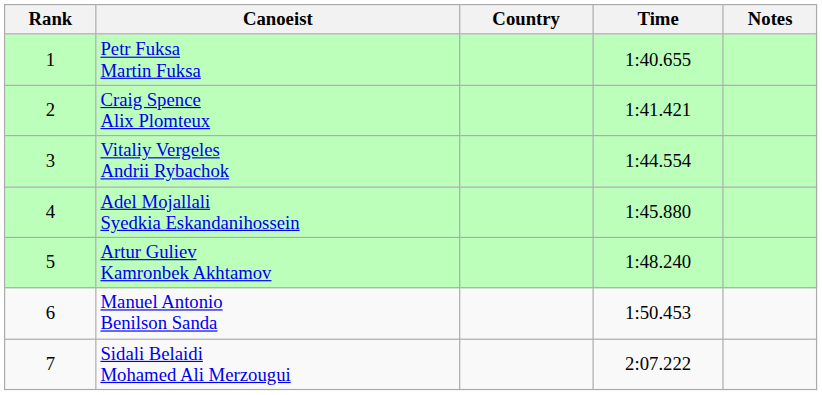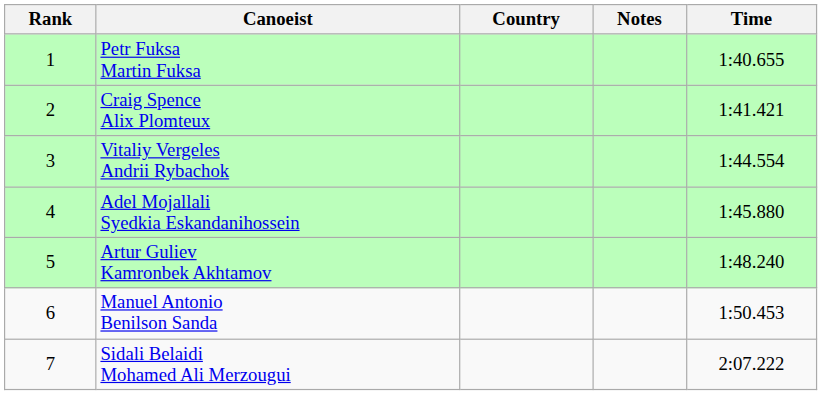columns swapped: (658, 19) <-> (770, 19)
